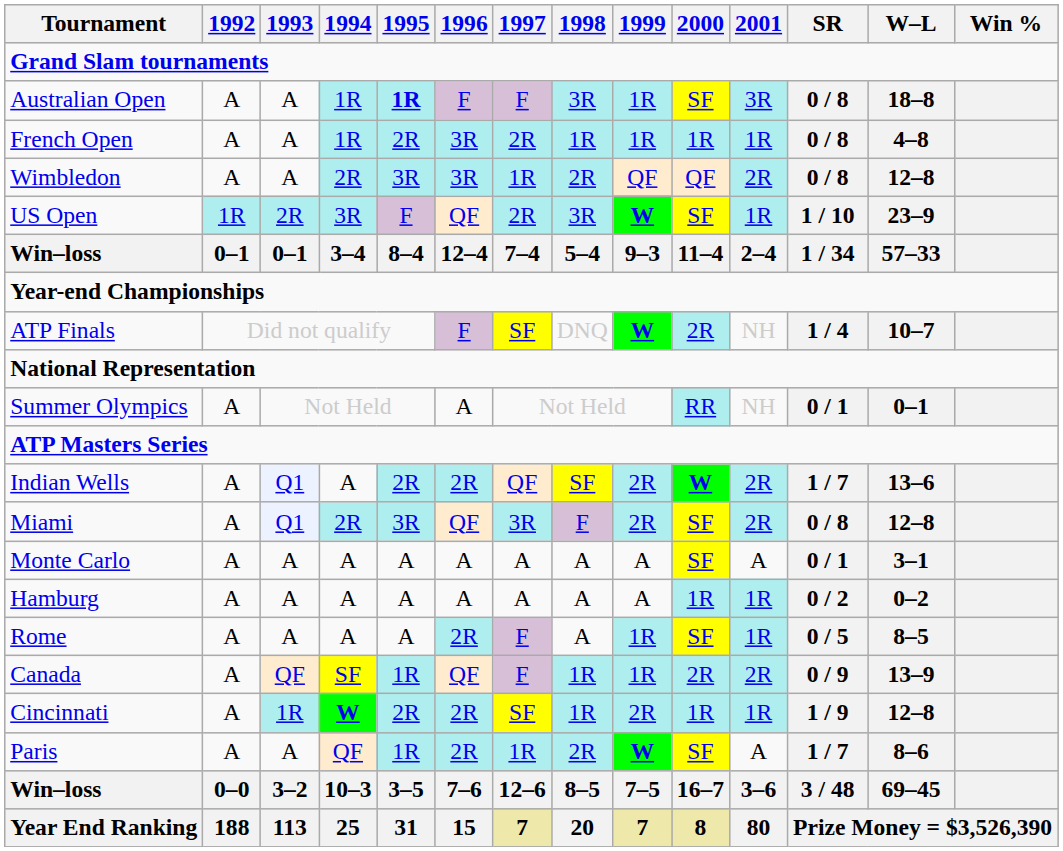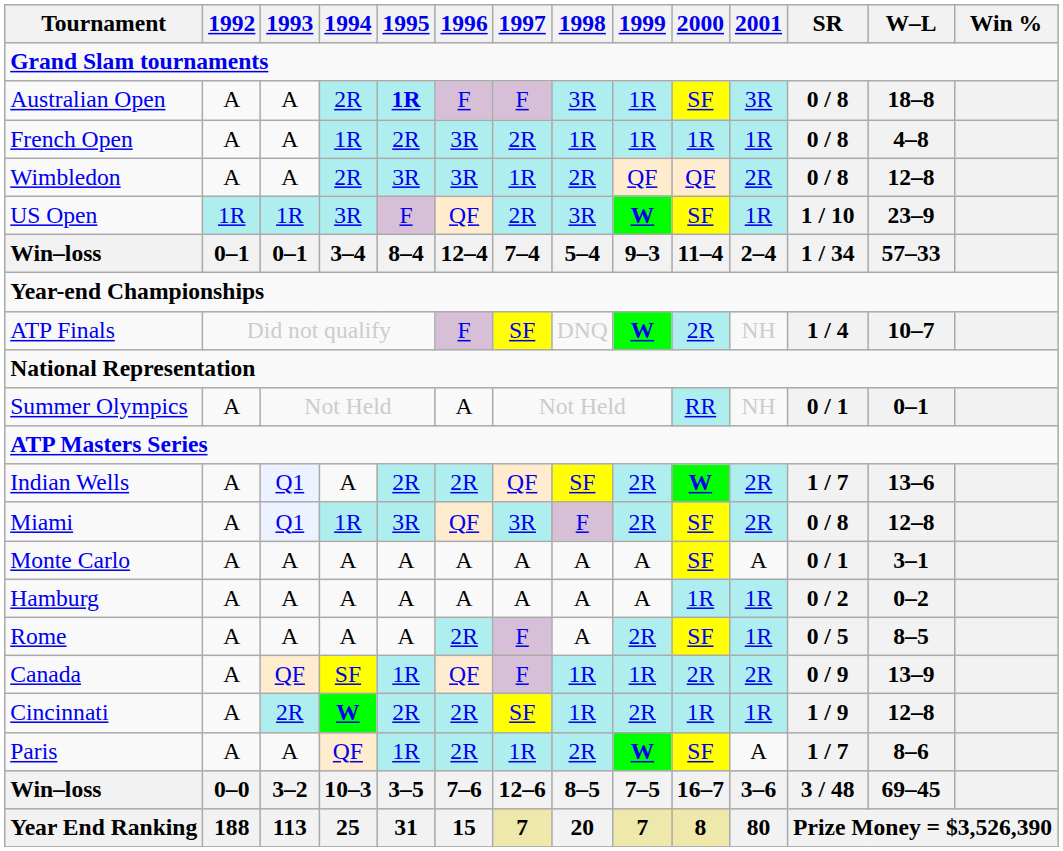(348, 99) 1R -> (348, 99) 2R
(290, 214) 2R -> (290, 214) 1R
(348, 520) 2R -> (348, 520) 1R
(642, 635) 1R -> (642, 635) 2R
(290, 712) 1R -> (290, 712) 2R
